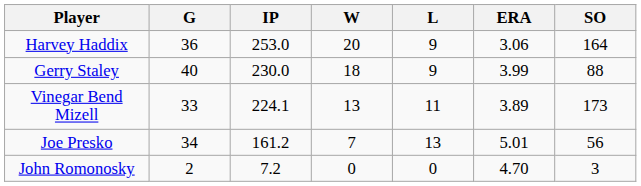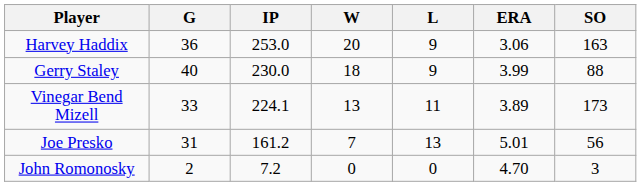(595, 44) 164 -> (595, 44) 163
(189, 141) 34 -> (189, 141) 31
